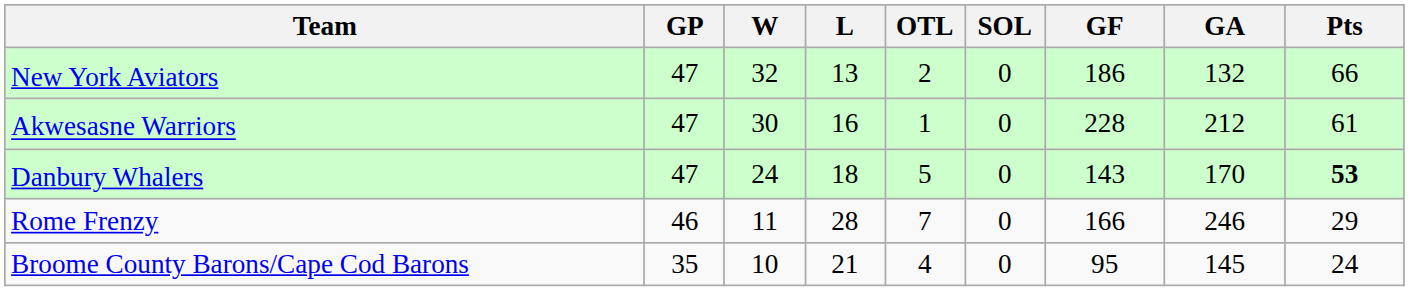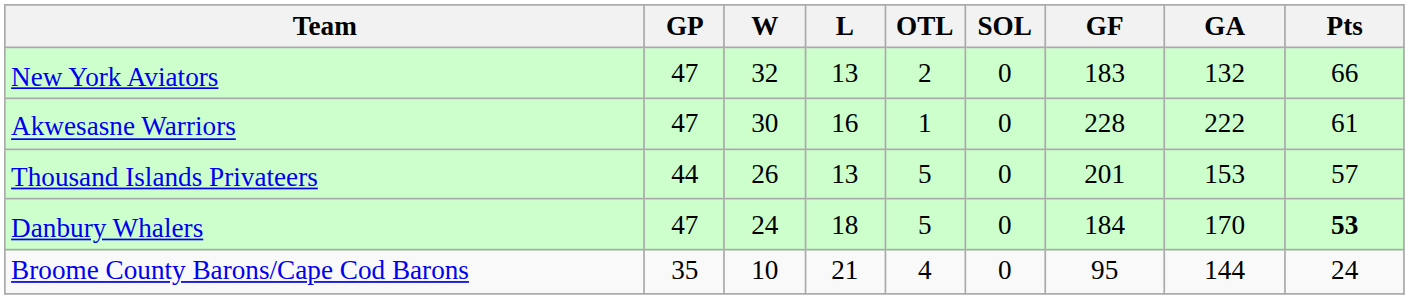(1105, 72) 186 -> (1105, 72) 183
(1225, 123) 212 -> (1225, 123) 222
+ row: (164, 177)
(1105, 173) 143 -> (1105, 224) 184
- row: (85, 220)
(1225, 263) 145 -> (1225, 271) 144
